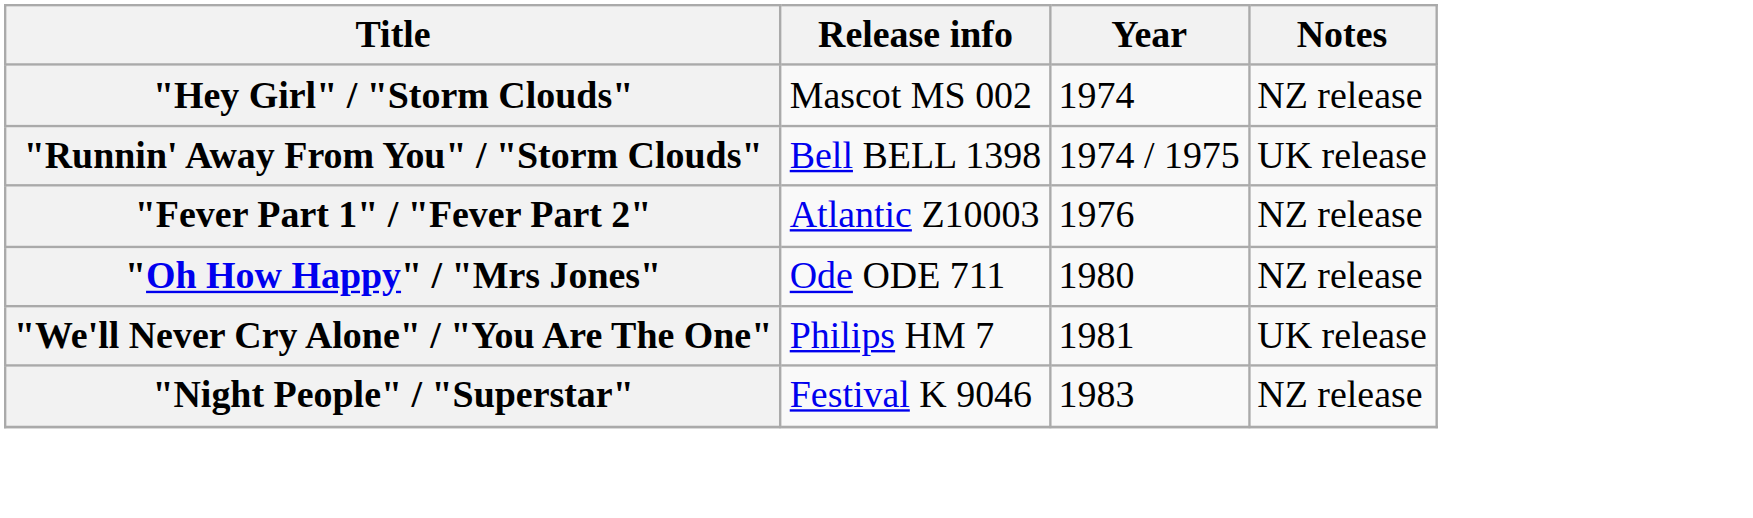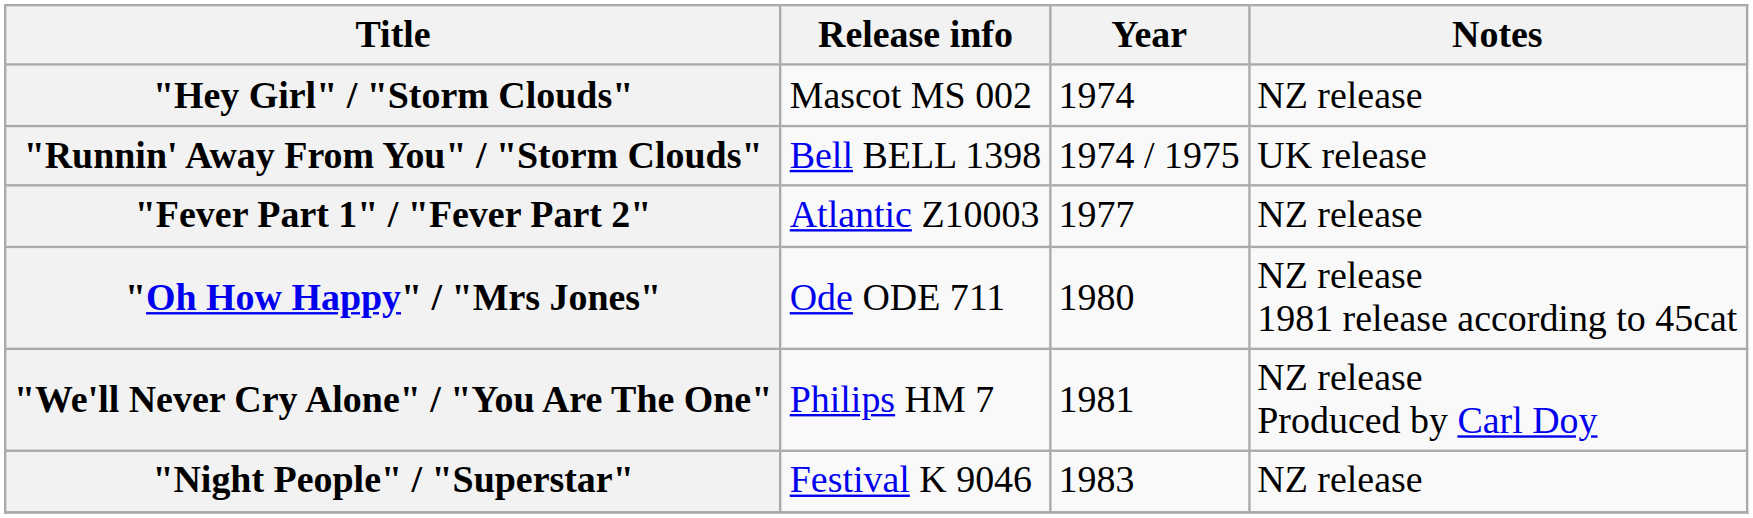(1097, 214) 1976 -> (1097, 214) 1977
(1340, 275) NZ release -> (1497, 296) NZ release 1981 release according to 45cat
(1342, 335) UK release -> (1427, 399) NZ release Produced by Carl Doy
